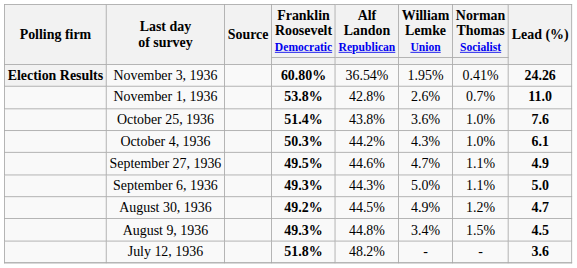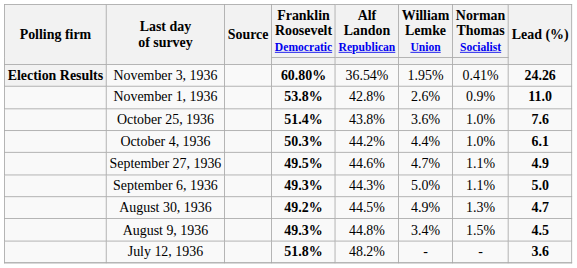(481, 97) 0.7% -> (481, 97) 0.9%
(426, 141) 4.3% -> (426, 141) 4.4%
(481, 207) 1.2% -> (481, 207) 1.3%
